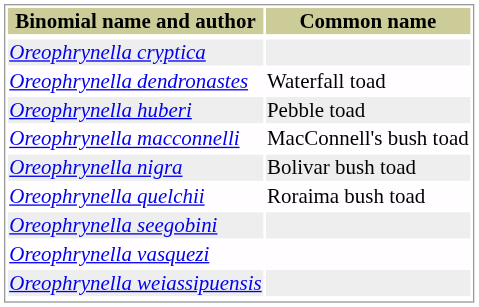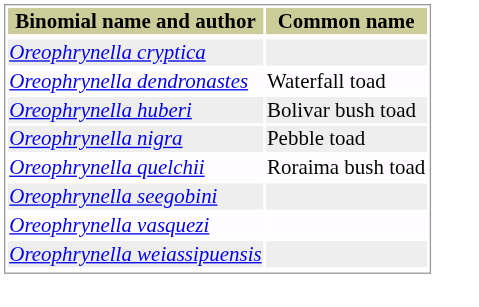(316, 109) Pebble toad -> (341, 109) Bolivar bush toad
- row: (124, 138)
(341, 167) Bolivar bush toad -> (316, 138) Pebble toad
